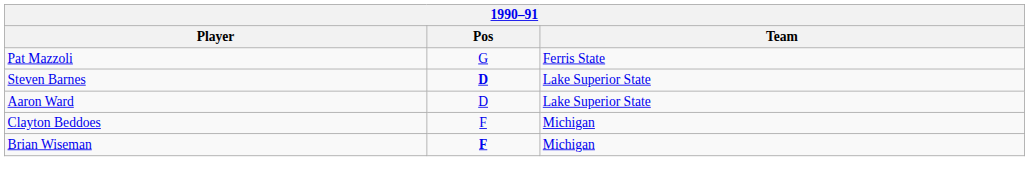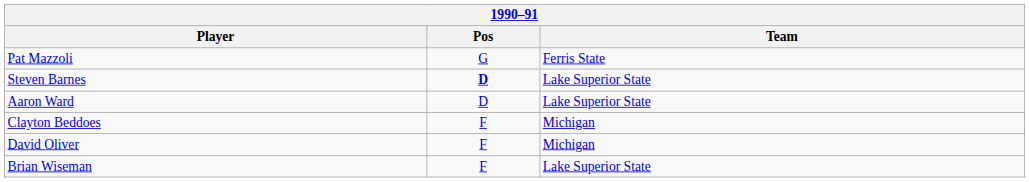+ row: (43, 144)
(483, 144) bold -> (483, 166) normal
(569, 144) Michigan -> (597, 166) Lake Superior State
